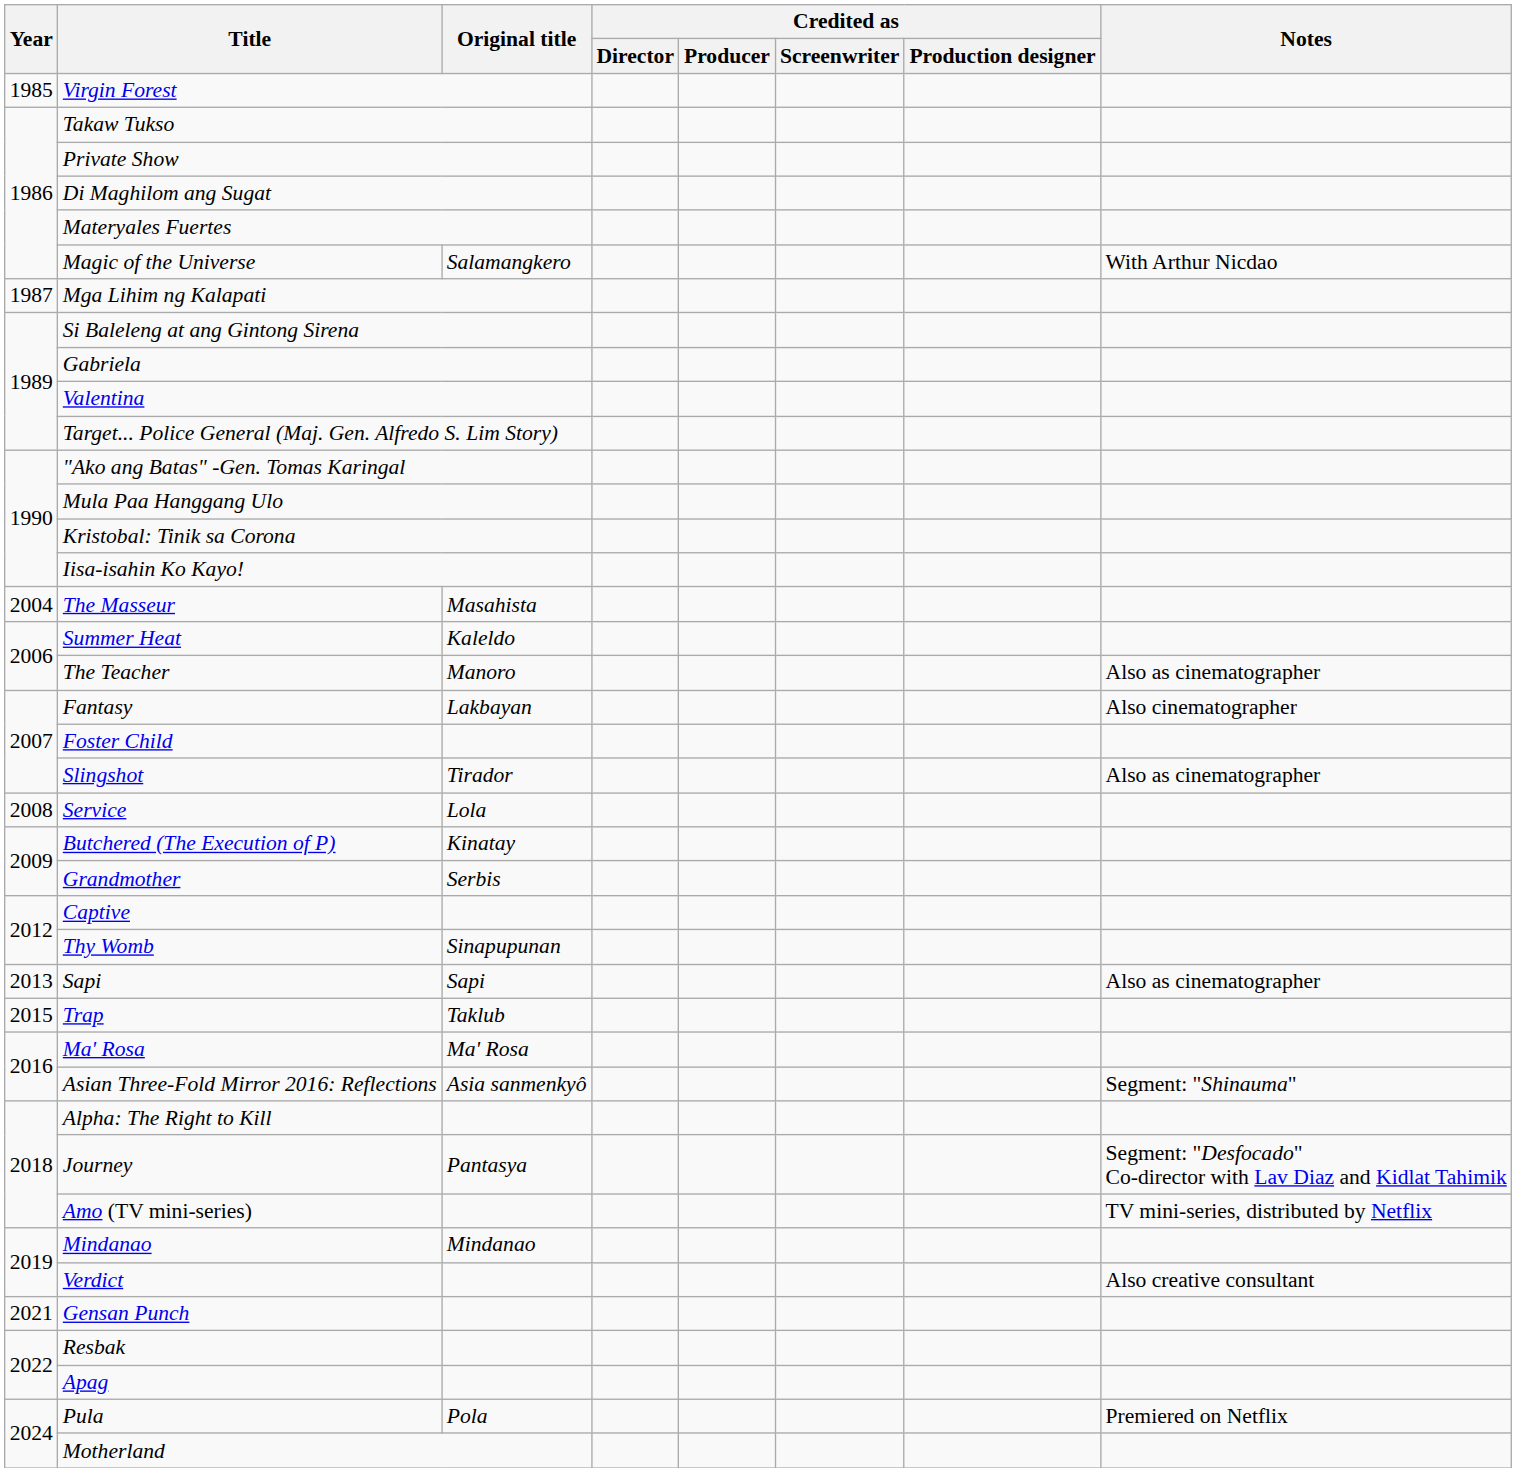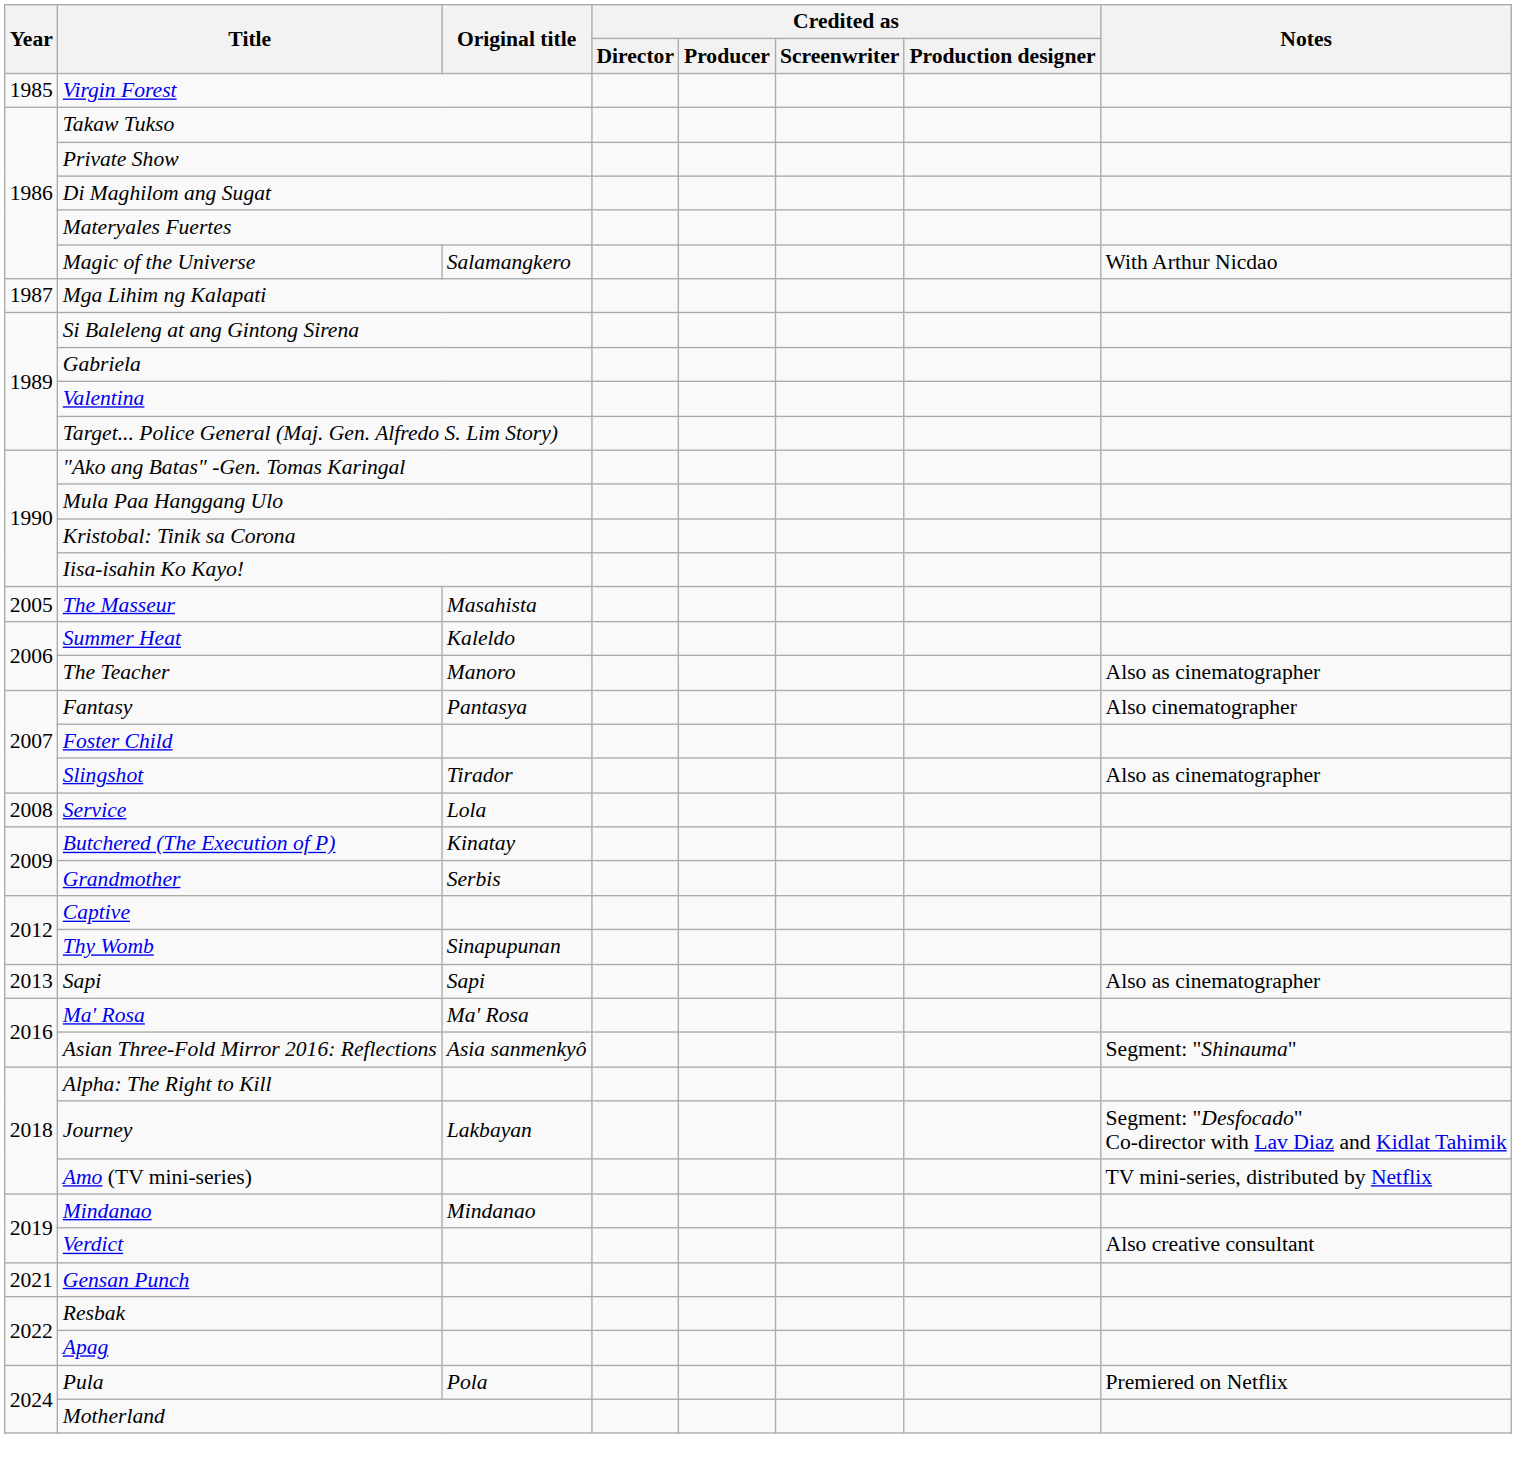(31, 603) 2004 -> (31, 603) 2005
(489, 706) Lakbayan -> (487, 706) Pantasya
- row: (83, 1015)
(487, 1164) Pantasya -> (489, 1129) Lakbayan
